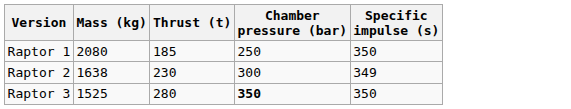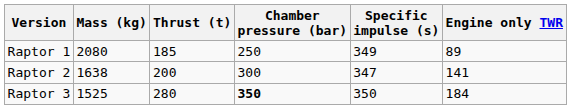+ column: (504, 23)
(365, 51) 350 -> (365, 51) 349
(165, 72) 230 -> (165, 72) 200
(365, 72) 349 -> (365, 72) 347
